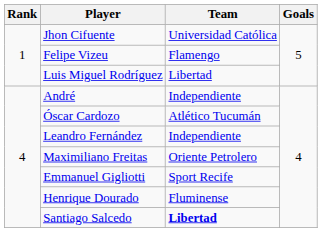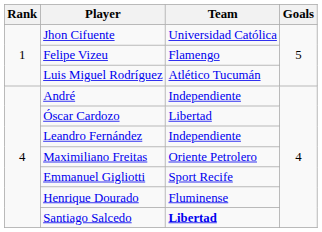(190, 75) Libertad -> (215, 75) Atlético Tucumán
(215, 116) Atlético Tucumán -> (190, 116) Libertad
